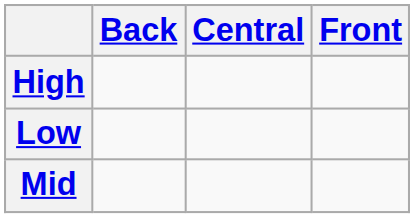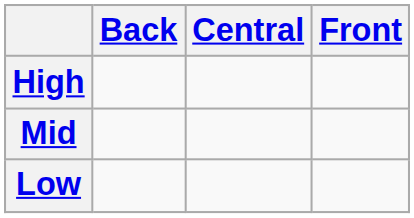rows swapped: (49, 184) <-> (49, 133)
